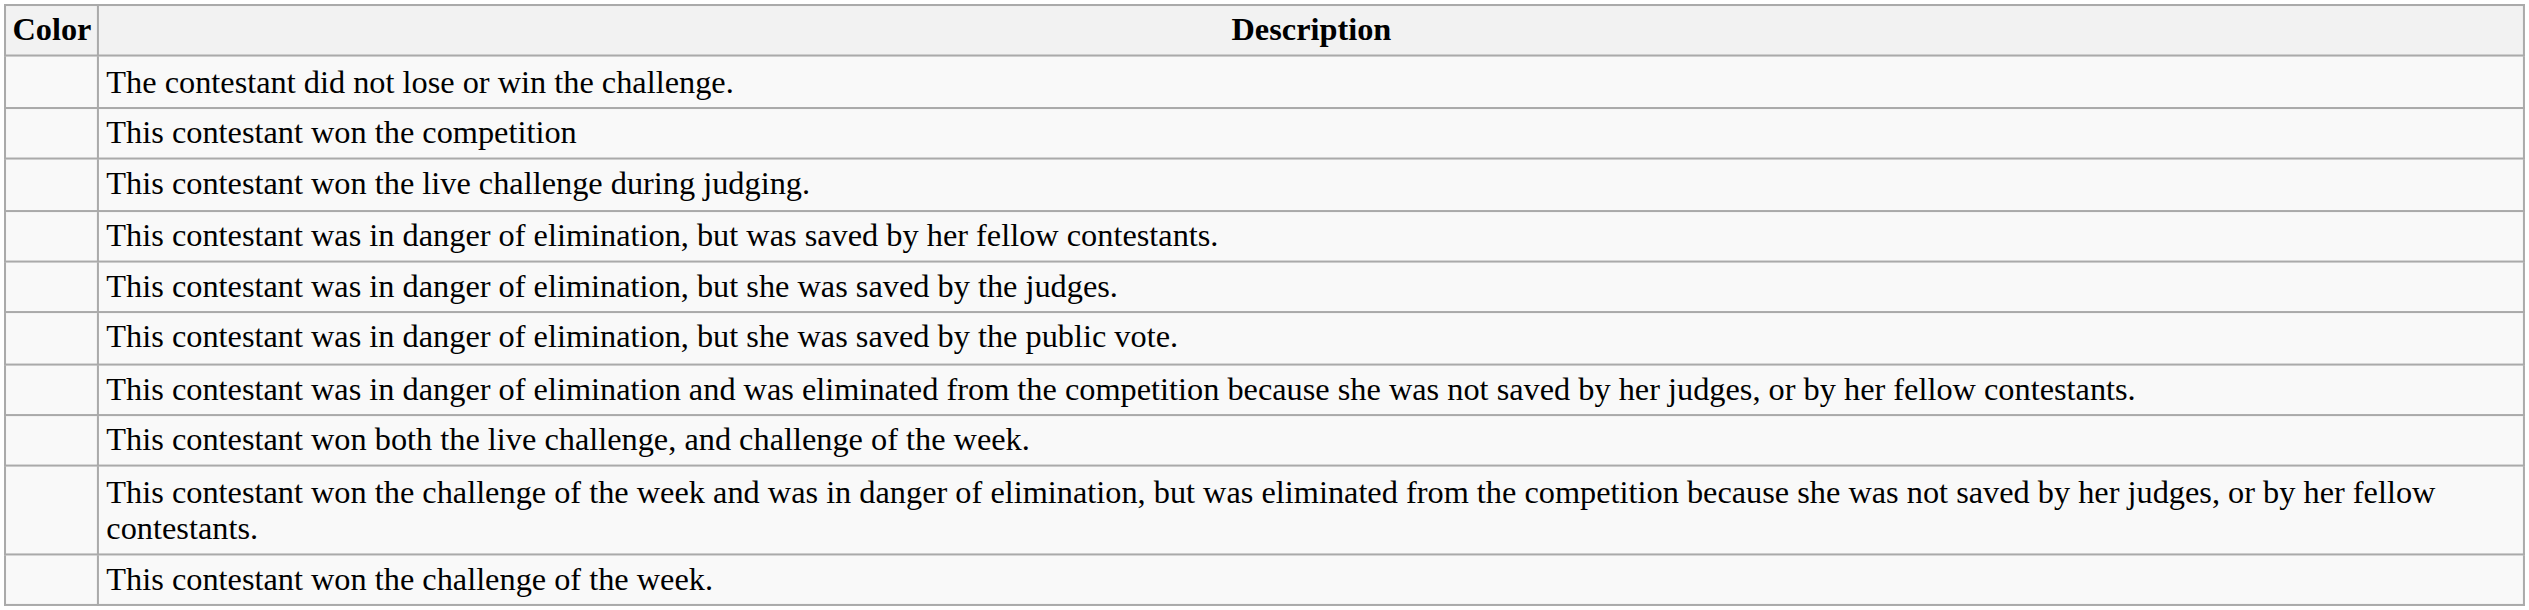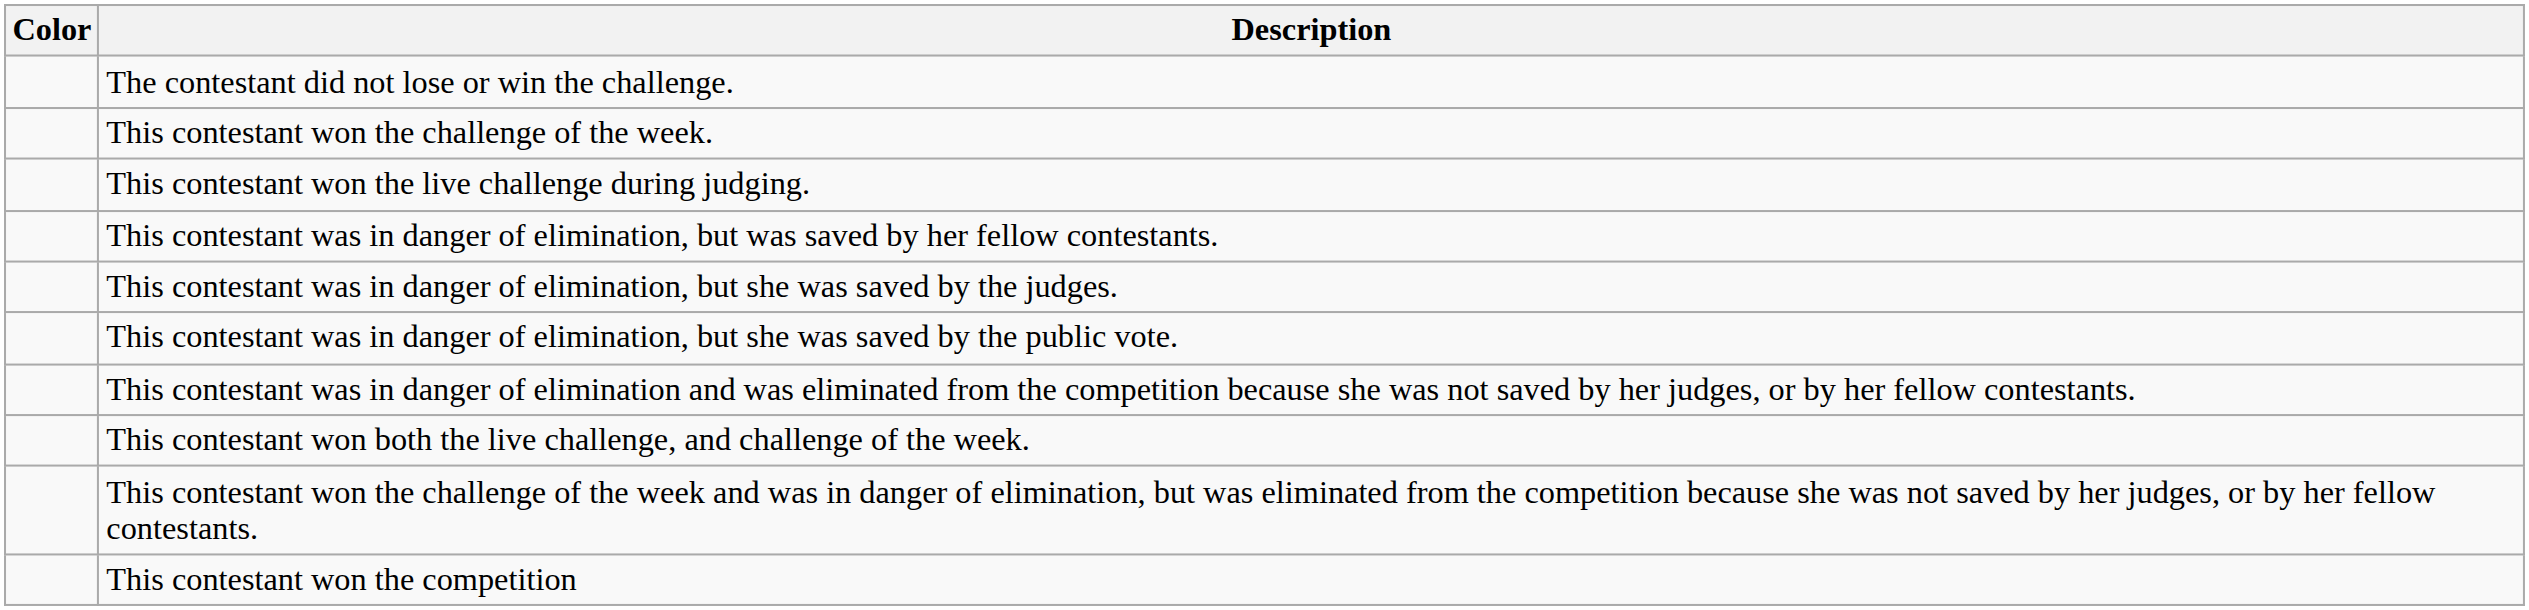rows swapped: (410, 579) <-> (342, 132)
